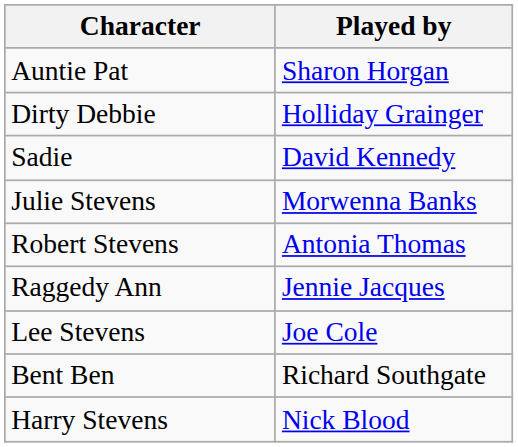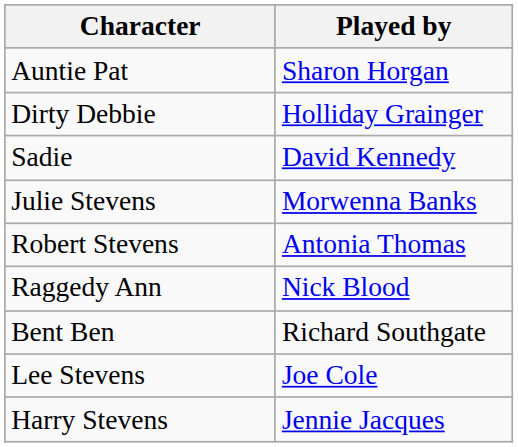(363, 288) Jennie Jacques -> (346, 288) Nick Blood
rows swapped: (63, 375) <-> (78, 331)
(346, 419) Nick Blood -> (363, 419) Jennie Jacques
